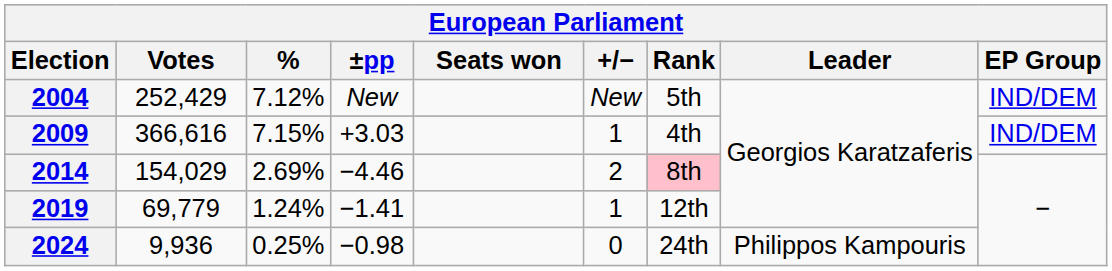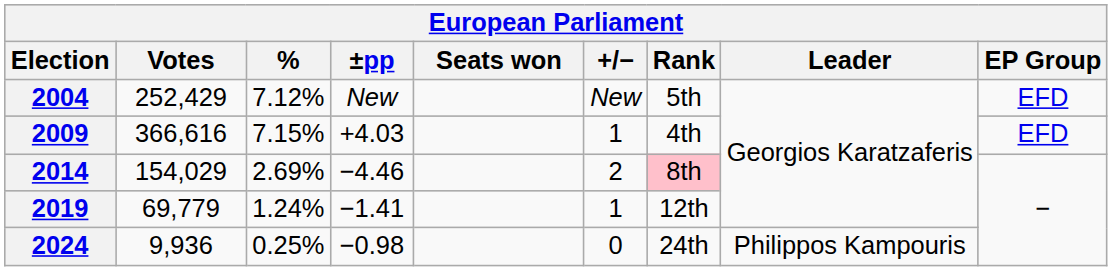(1043, 97) IND/DEM -> (1043, 97) EFD
(372, 134) +3.03 -> (372, 134) +4.03
(1043, 134) IND/DEM -> (1043, 134) EFD
